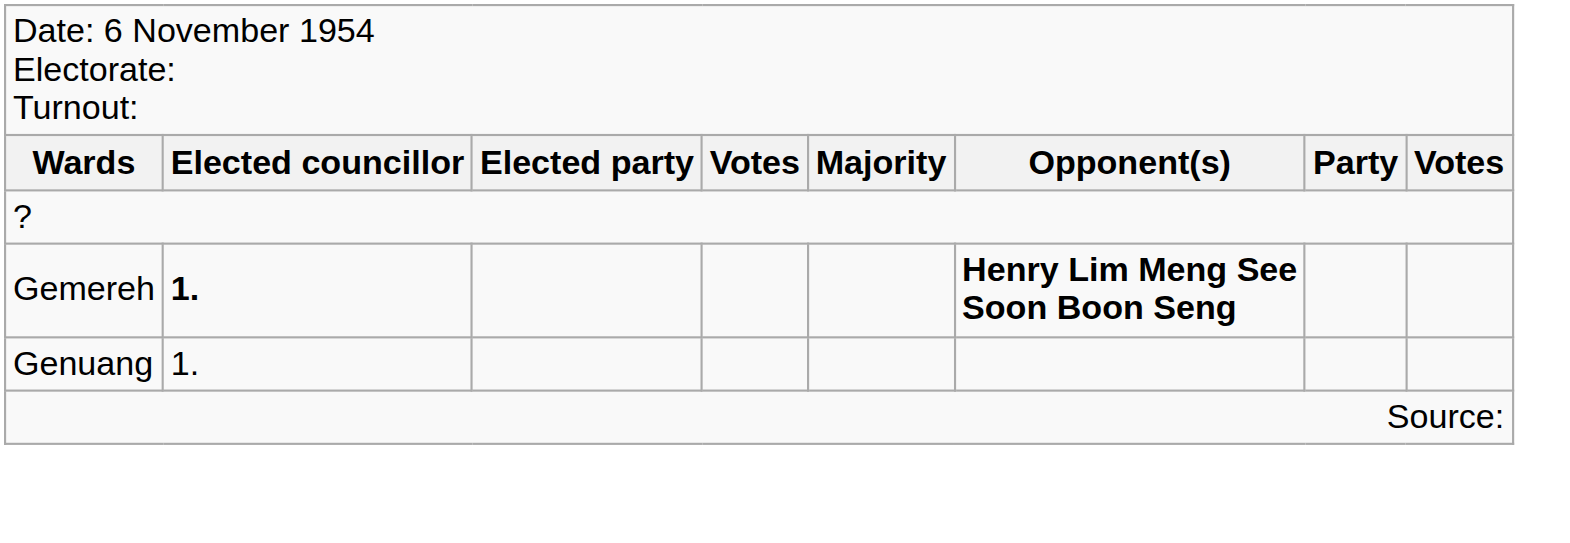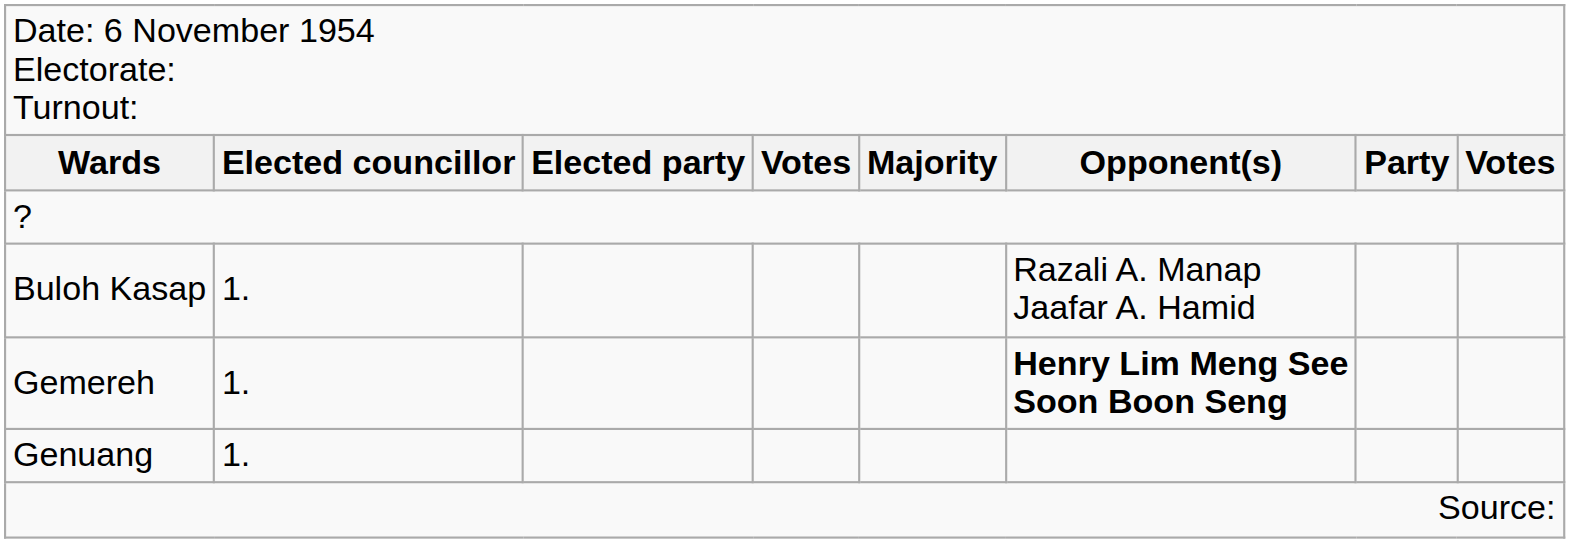+ row: (110, 289)
(185, 289) bold -> (236, 381) normal
